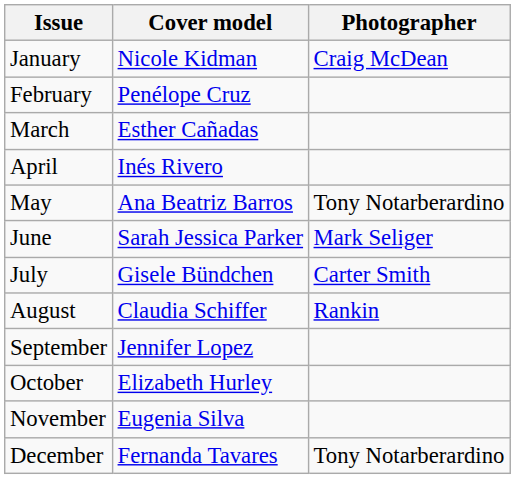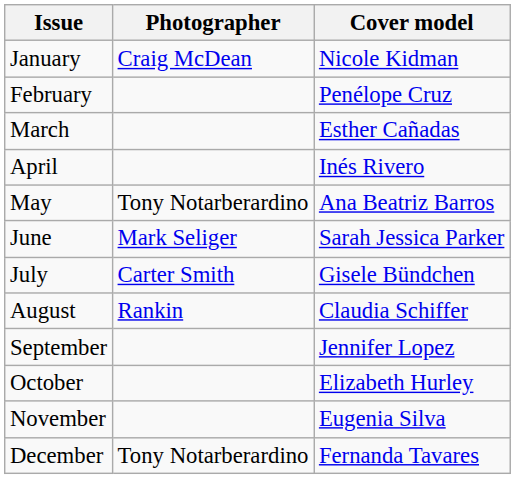columns swapped: (210, 22) <-> (409, 22)
